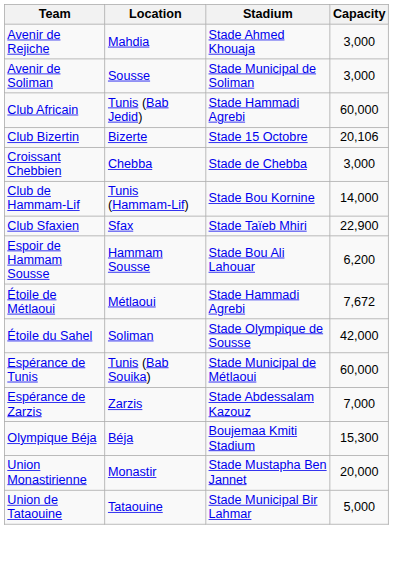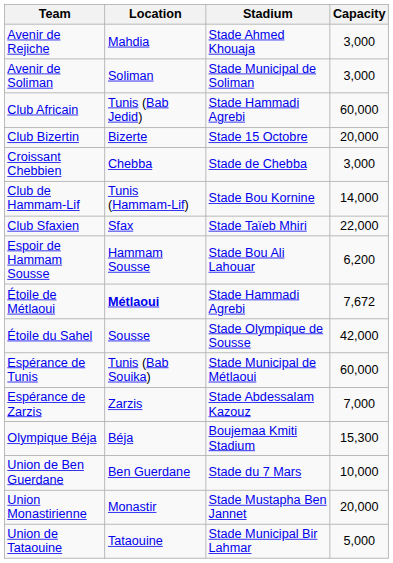(129, 75) Sousse -> (131, 75) Soliman
(359, 137) 20,106 -> (359, 137) 20,000
(359, 225) 22,900 -> (359, 225) 22,000
(132, 301) normal -> (134, 301) bold
(131, 335) Soliman -> (129, 335) Sousse
+ row: (46, 472)
